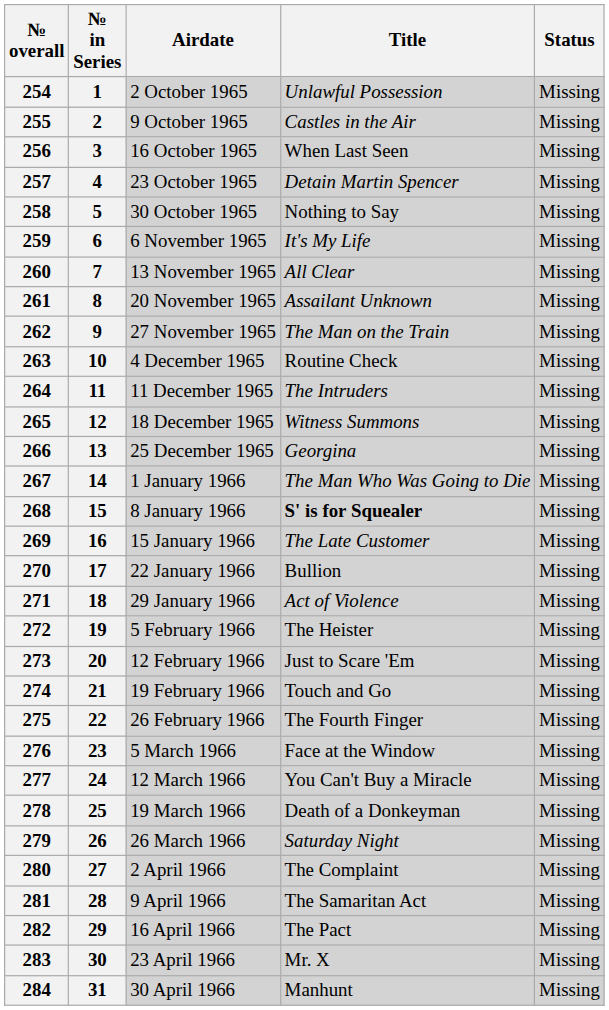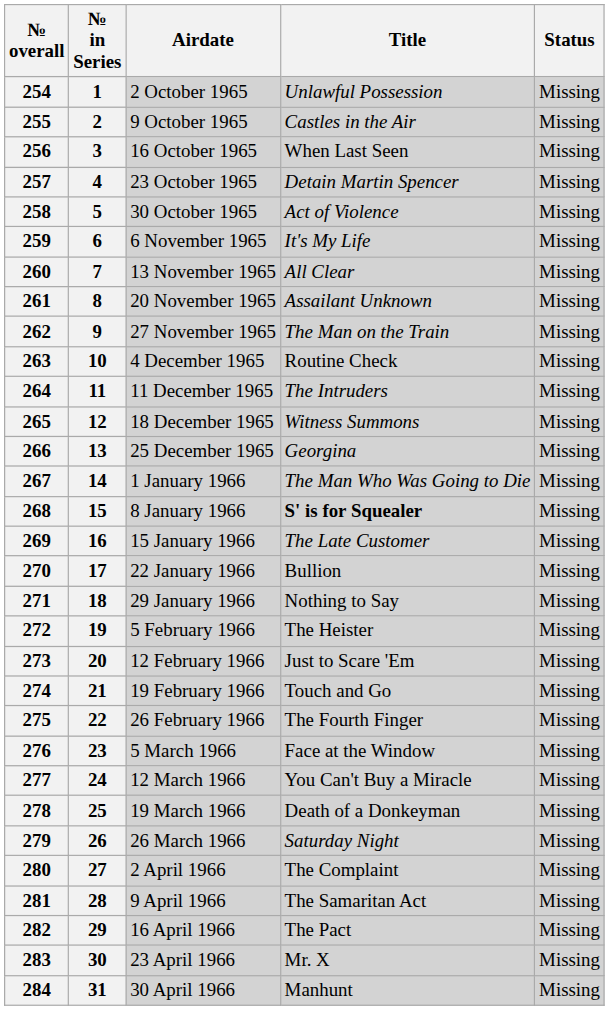(342, 211) Nothing to Say -> (342, 211) Act of Violence
(342, 600) Act of Violence -> (342, 600) Nothing to Say
